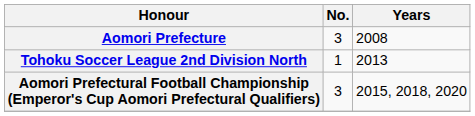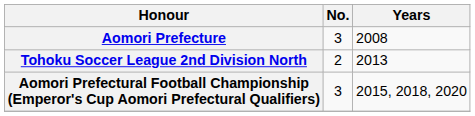(338, 60) 1 -> (338, 60) 2
